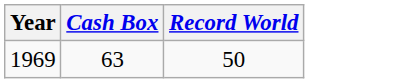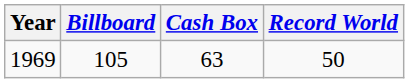+ column: (111, 22)
